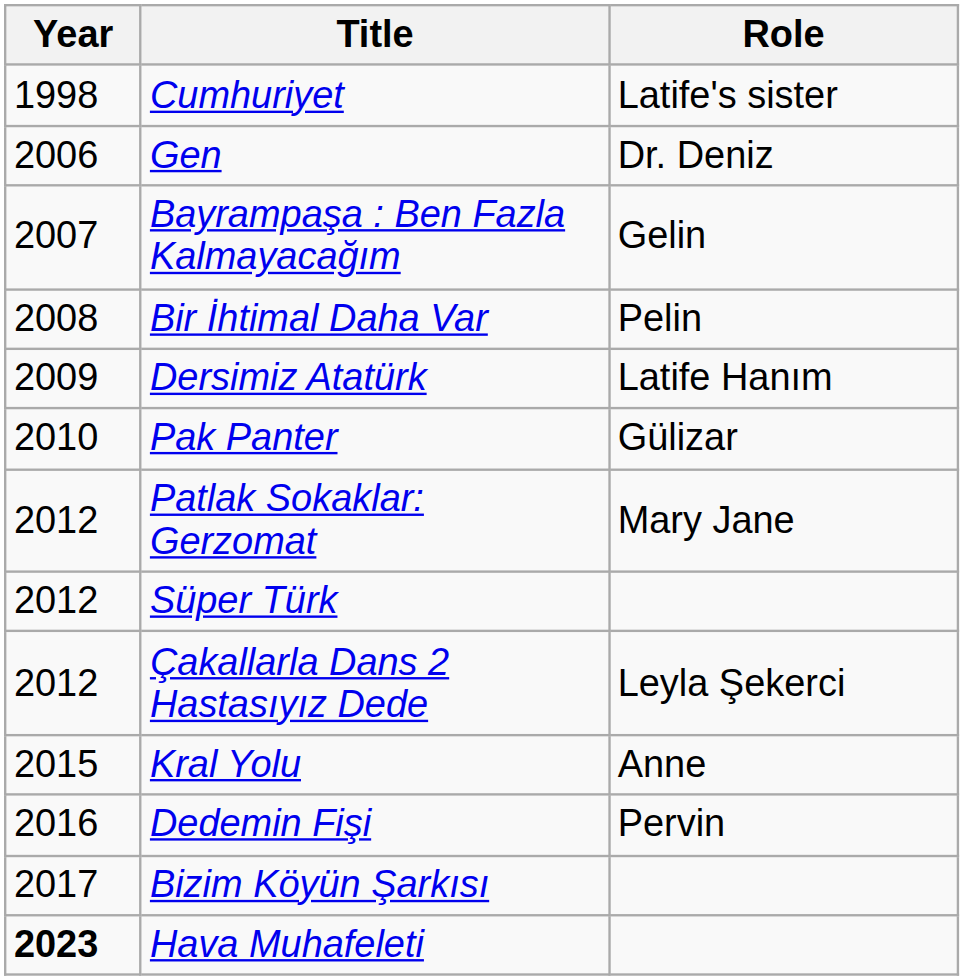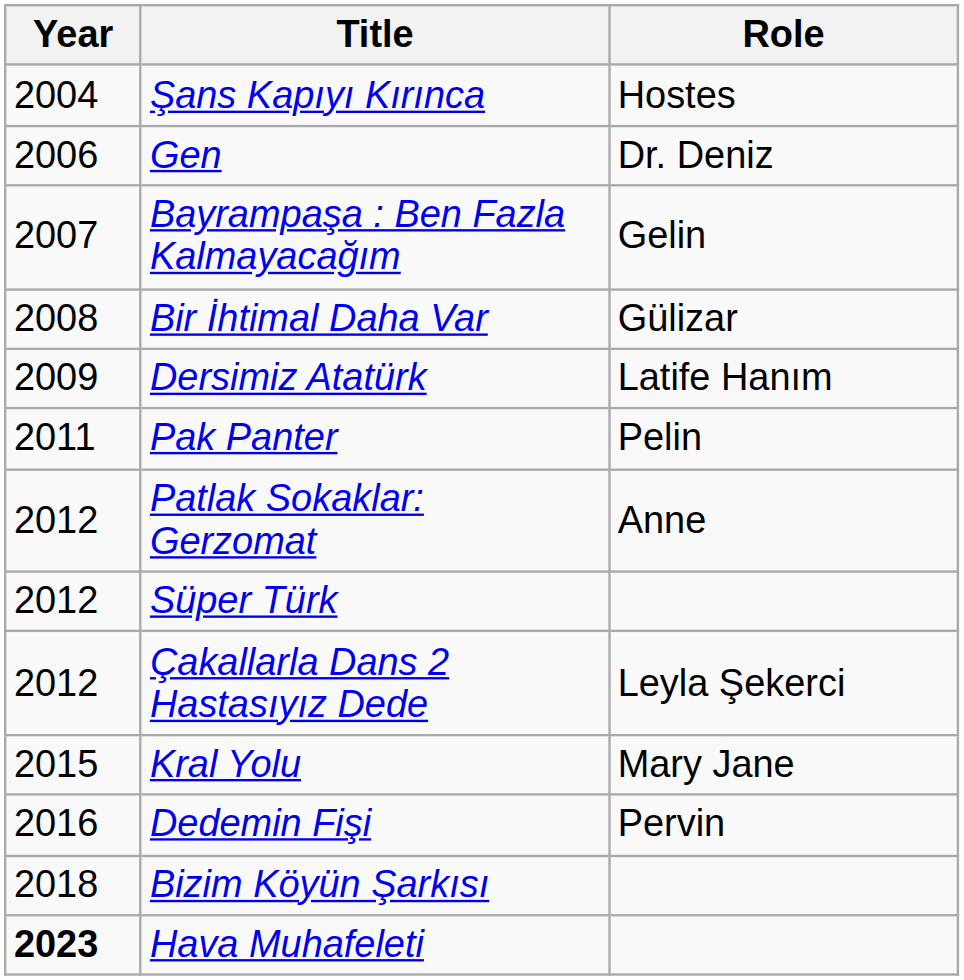- row: (247, 94)
+ row: (317, 94)
(660, 317) Pelin -> (678, 317) Gülizar
(56, 438) 2010 -> (55, 438) 2011
(678, 438) Gülizar -> (660, 438) Pelin
(706, 519) Mary Jane -> (662, 519) Anne
(662, 763) Anne -> (706, 763) Mary Jane
(56, 884) 2017 -> (56, 884) 2018
